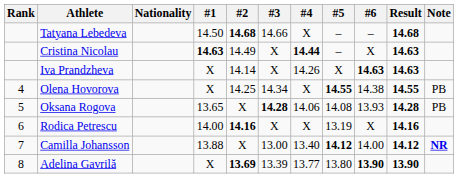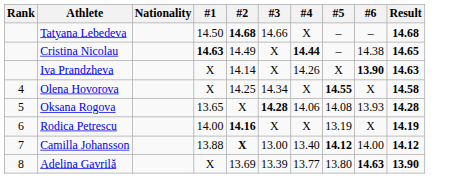- column: (439, 13)
(371, 51) X -> (371, 51) 14.38
(406, 51) 14.63 -> (406, 51) 14.65
(371, 70) 14.63 -> (371, 70) 13.90
(371, 88) 14.38 -> (371, 88) X
(406, 88) 14.55 -> (406, 88) 14.58
(406, 126) 14.16 -> (406, 126) 14.19
(242, 145) normal -> (242, 145) bold
(242, 164) bold -> (242, 164) normal
(371, 164) 13.90 -> (371, 164) 14.63
